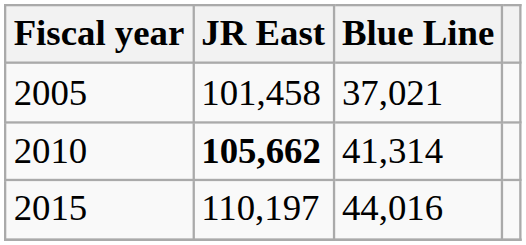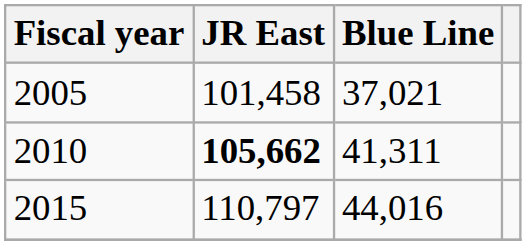(393, 150) 41,314 -> (392, 150) 41,311
(260, 208) 110,197 -> (260, 208) 110,797
